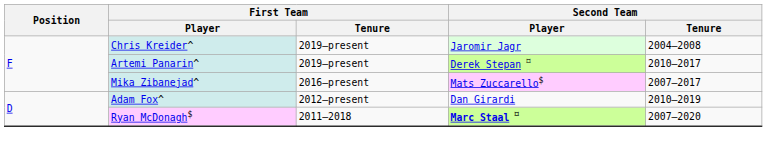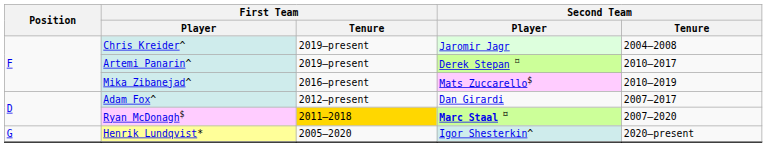(674, 82) 2007–2017 -> (650, 82) 2010–2019
(674, 99) 2010–2019 -> (650, 99) 2007–2017
(325, 116) no background -> (325, 116) gold background
+ row: (153, 134)
